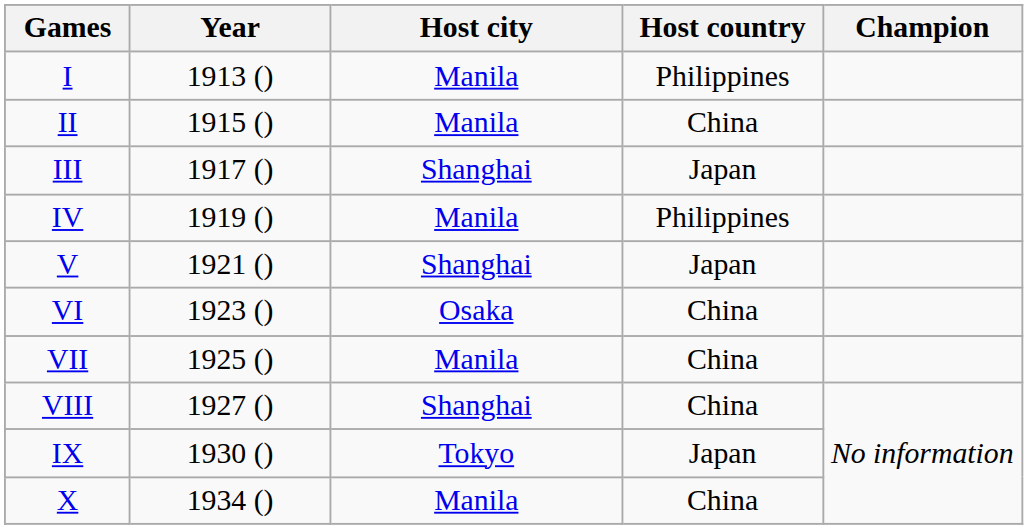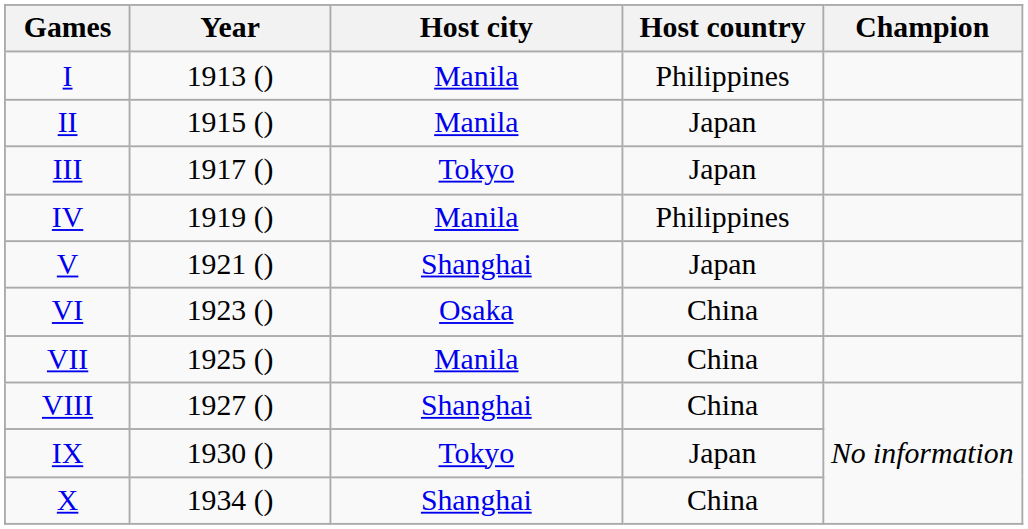(723, 122) China -> (723, 122) Japan
(476, 169) Shanghai -> (476, 169) Tokyo
(476, 500) Manila -> (476, 500) Shanghai
